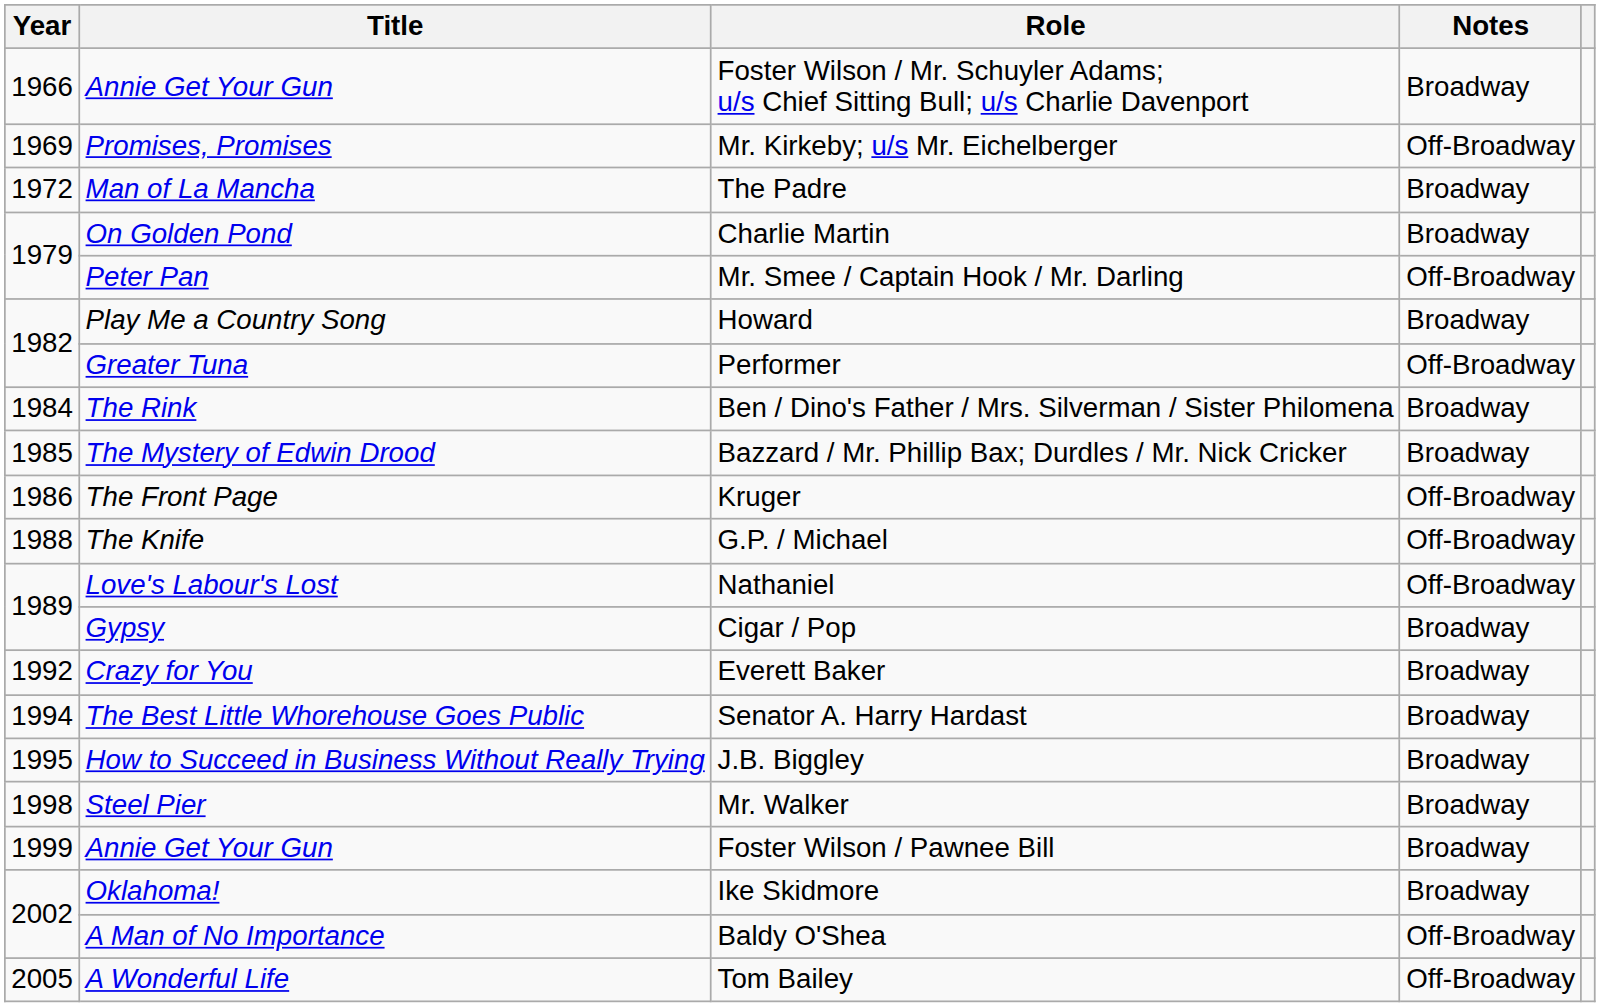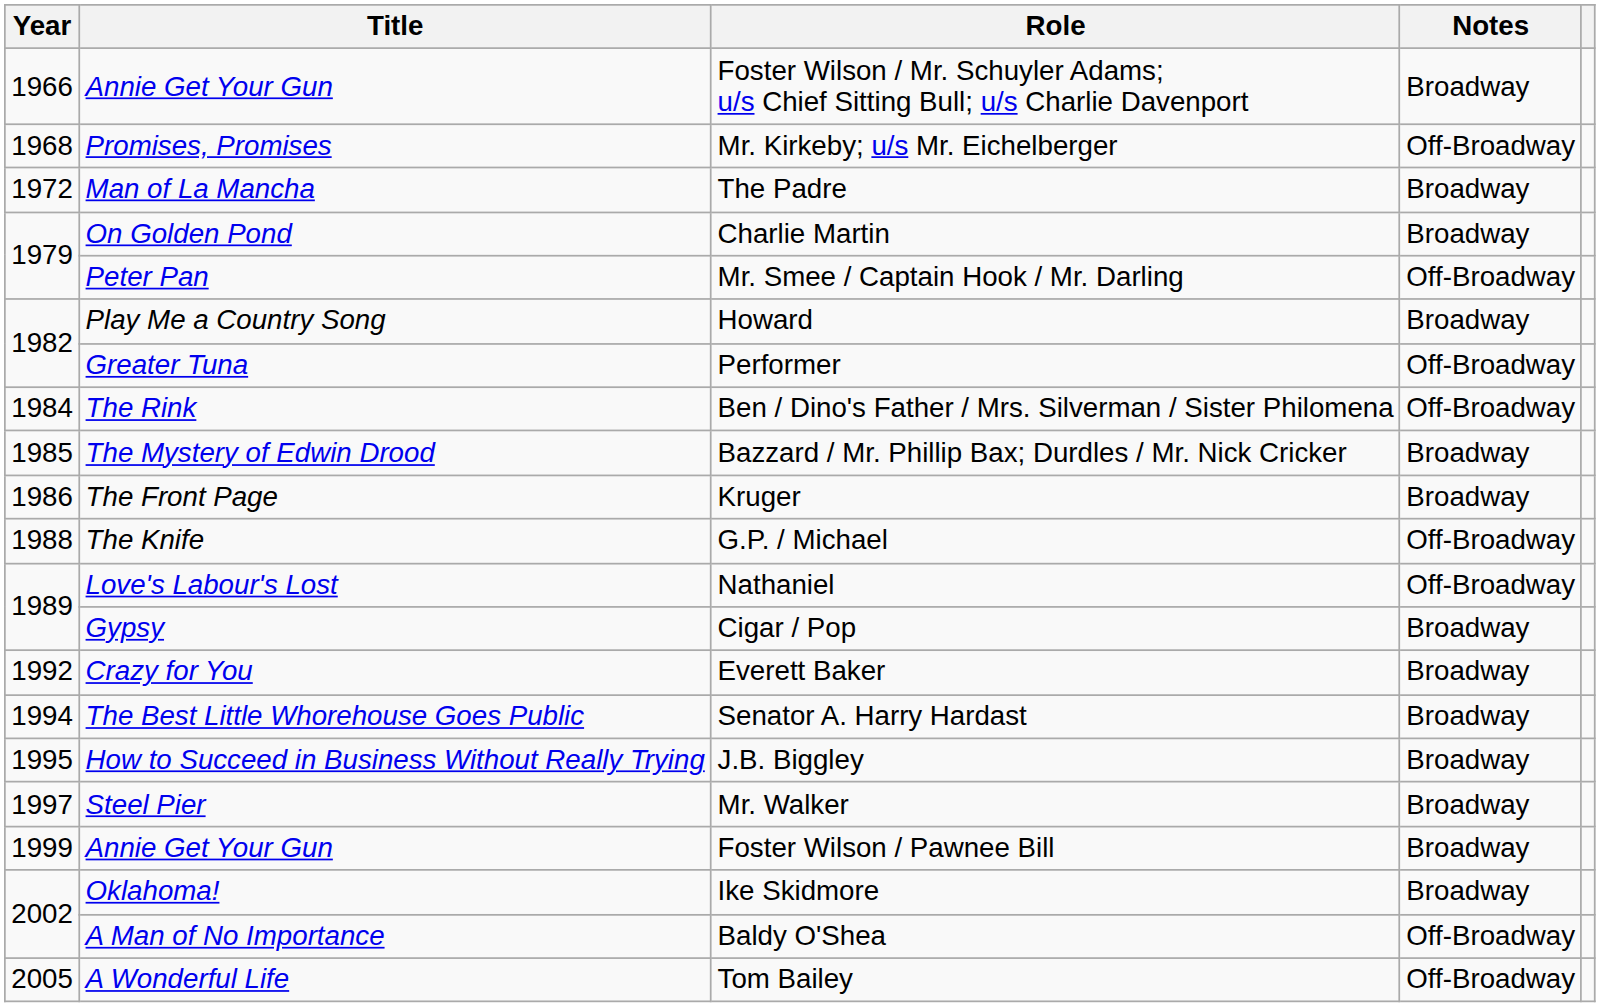(42, 145) 1969 -> (42, 145) 1968
(1468, 408) Broadway -> (1491, 408) Off-Broadway
(1491, 496) Off-Broadway -> (1468, 496) Broadway
(42, 803) 1998 -> (42, 803) 1997
